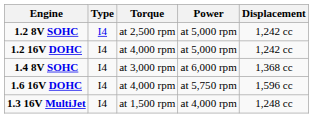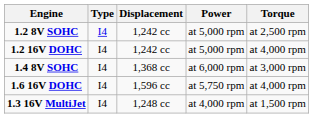columns swapped: (274, 13) <-> (147, 13)
